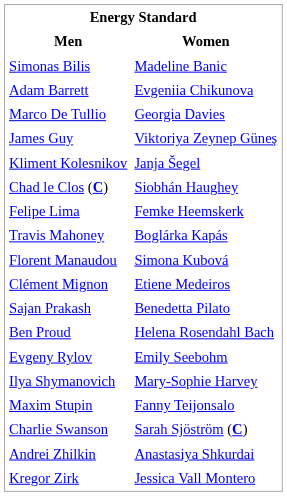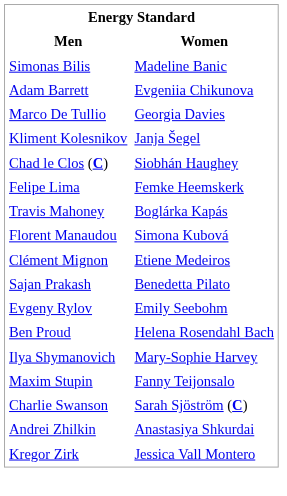- row: (41, 138)
rows swapped: (40, 332) <-> (51, 356)
